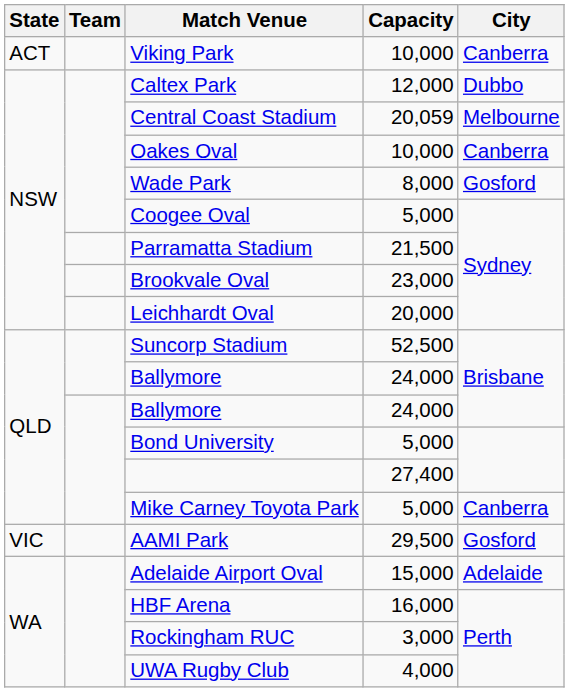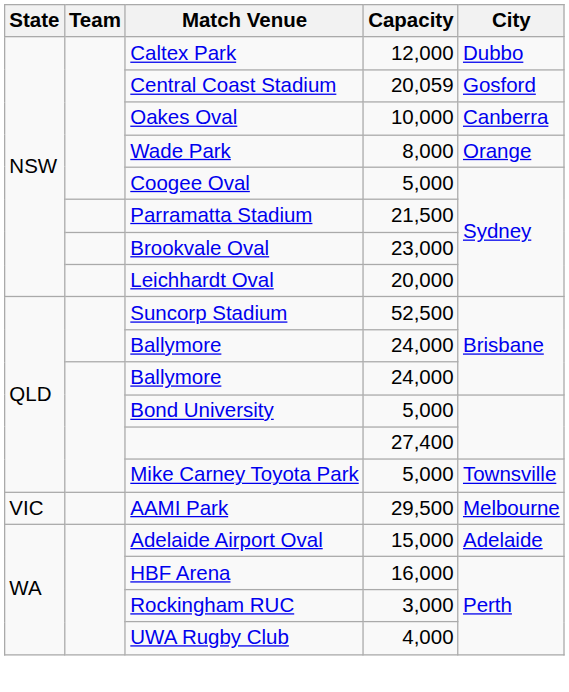- row: (182, 53)
(511, 118) Melbourne -> (499, 85) Gosford
(499, 183) Gosford -> (497, 150) Orange
(506, 507) Canberra -> (510, 475) Townsville
(499, 540) Gosford -> (511, 507) Melbourne
